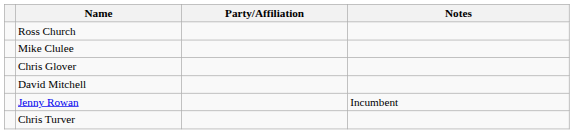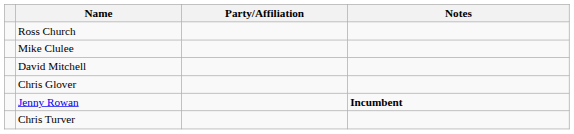rows swapped: (47, 66) <-> (52, 84)
(374, 102) normal -> (376, 102) bold
